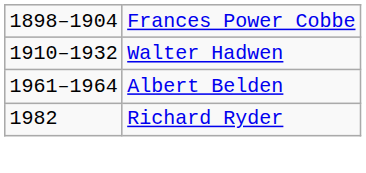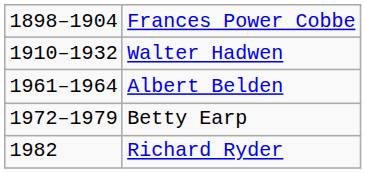+ row: (187, 119)
